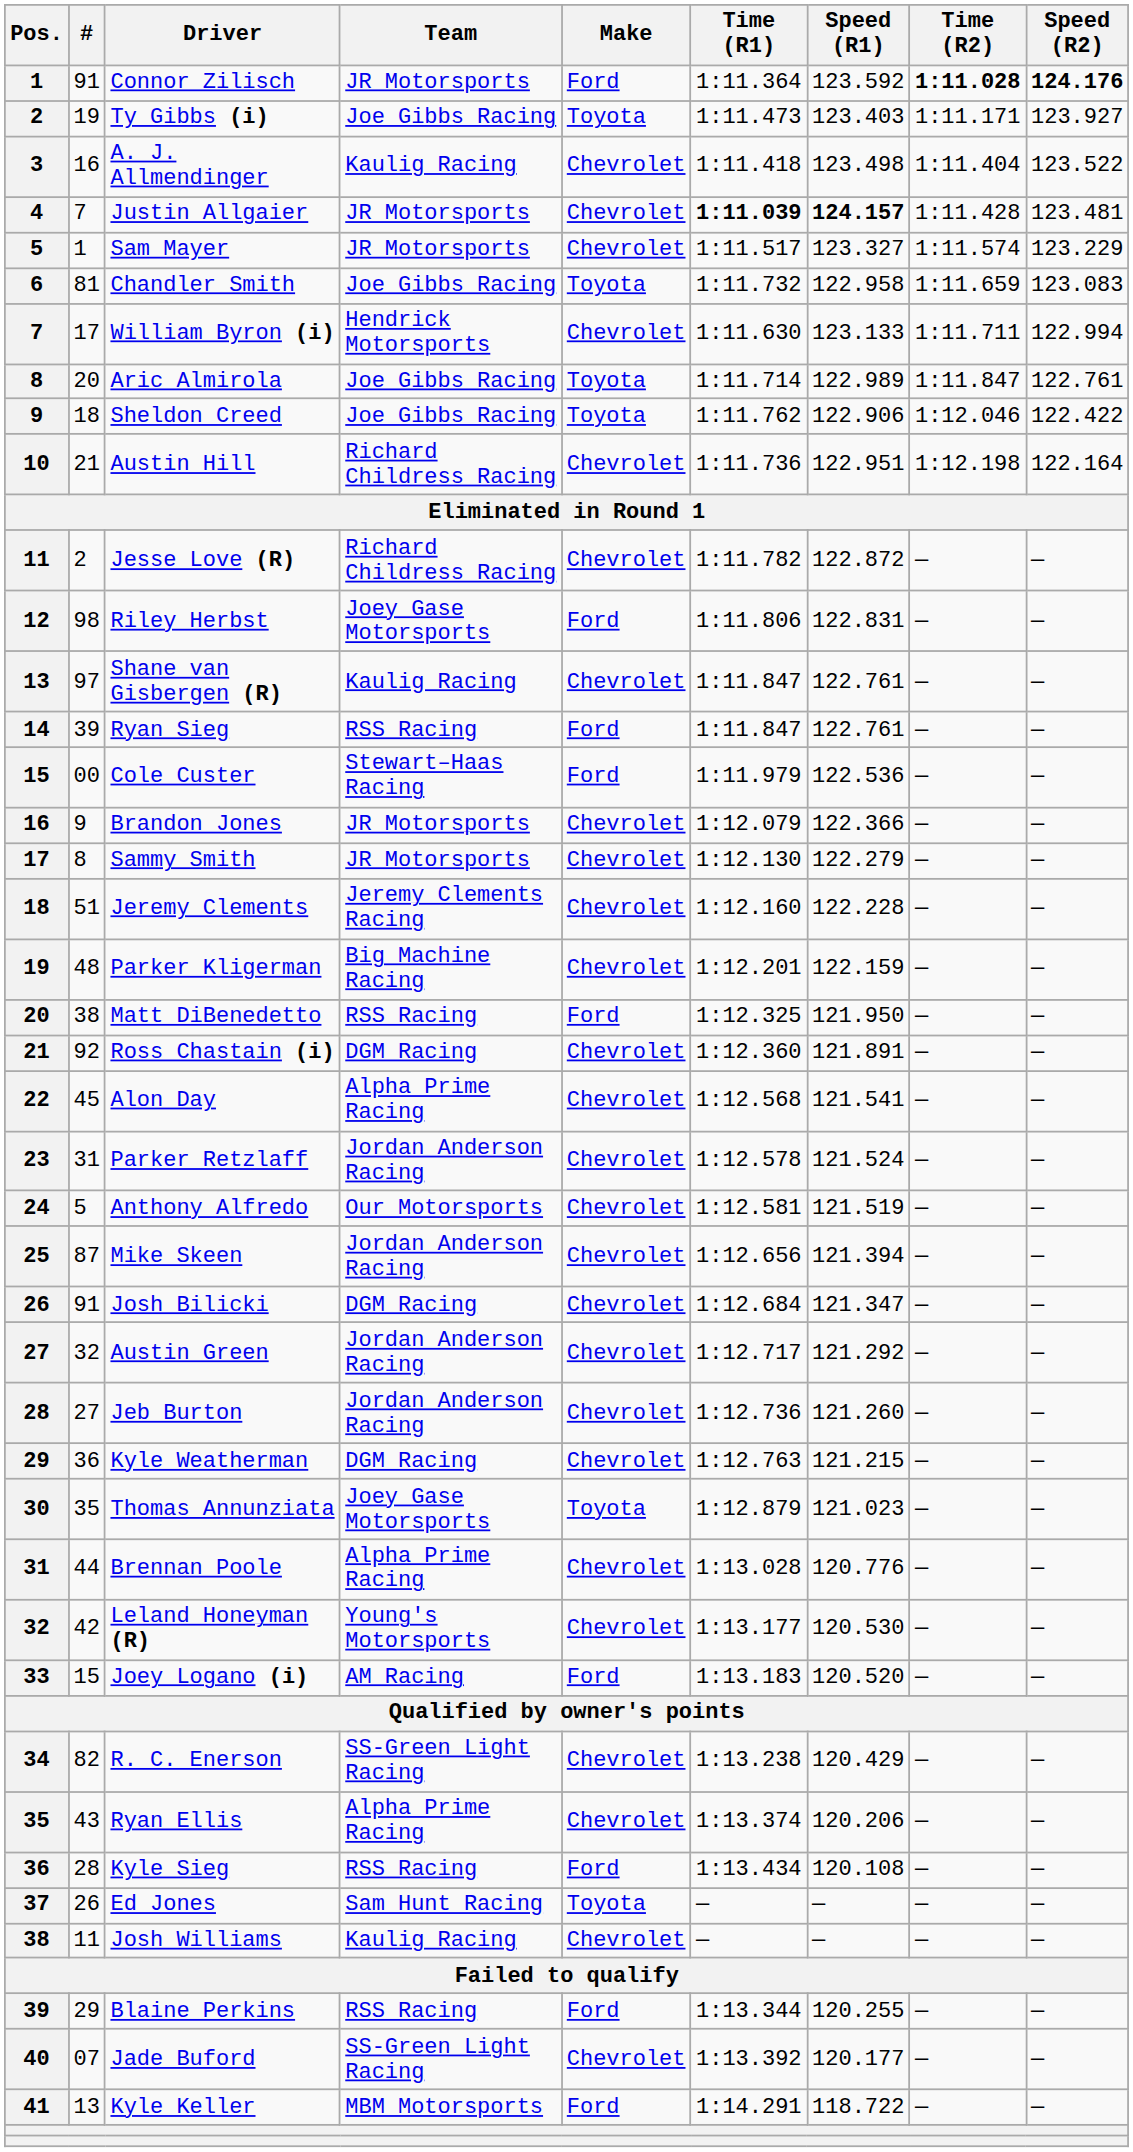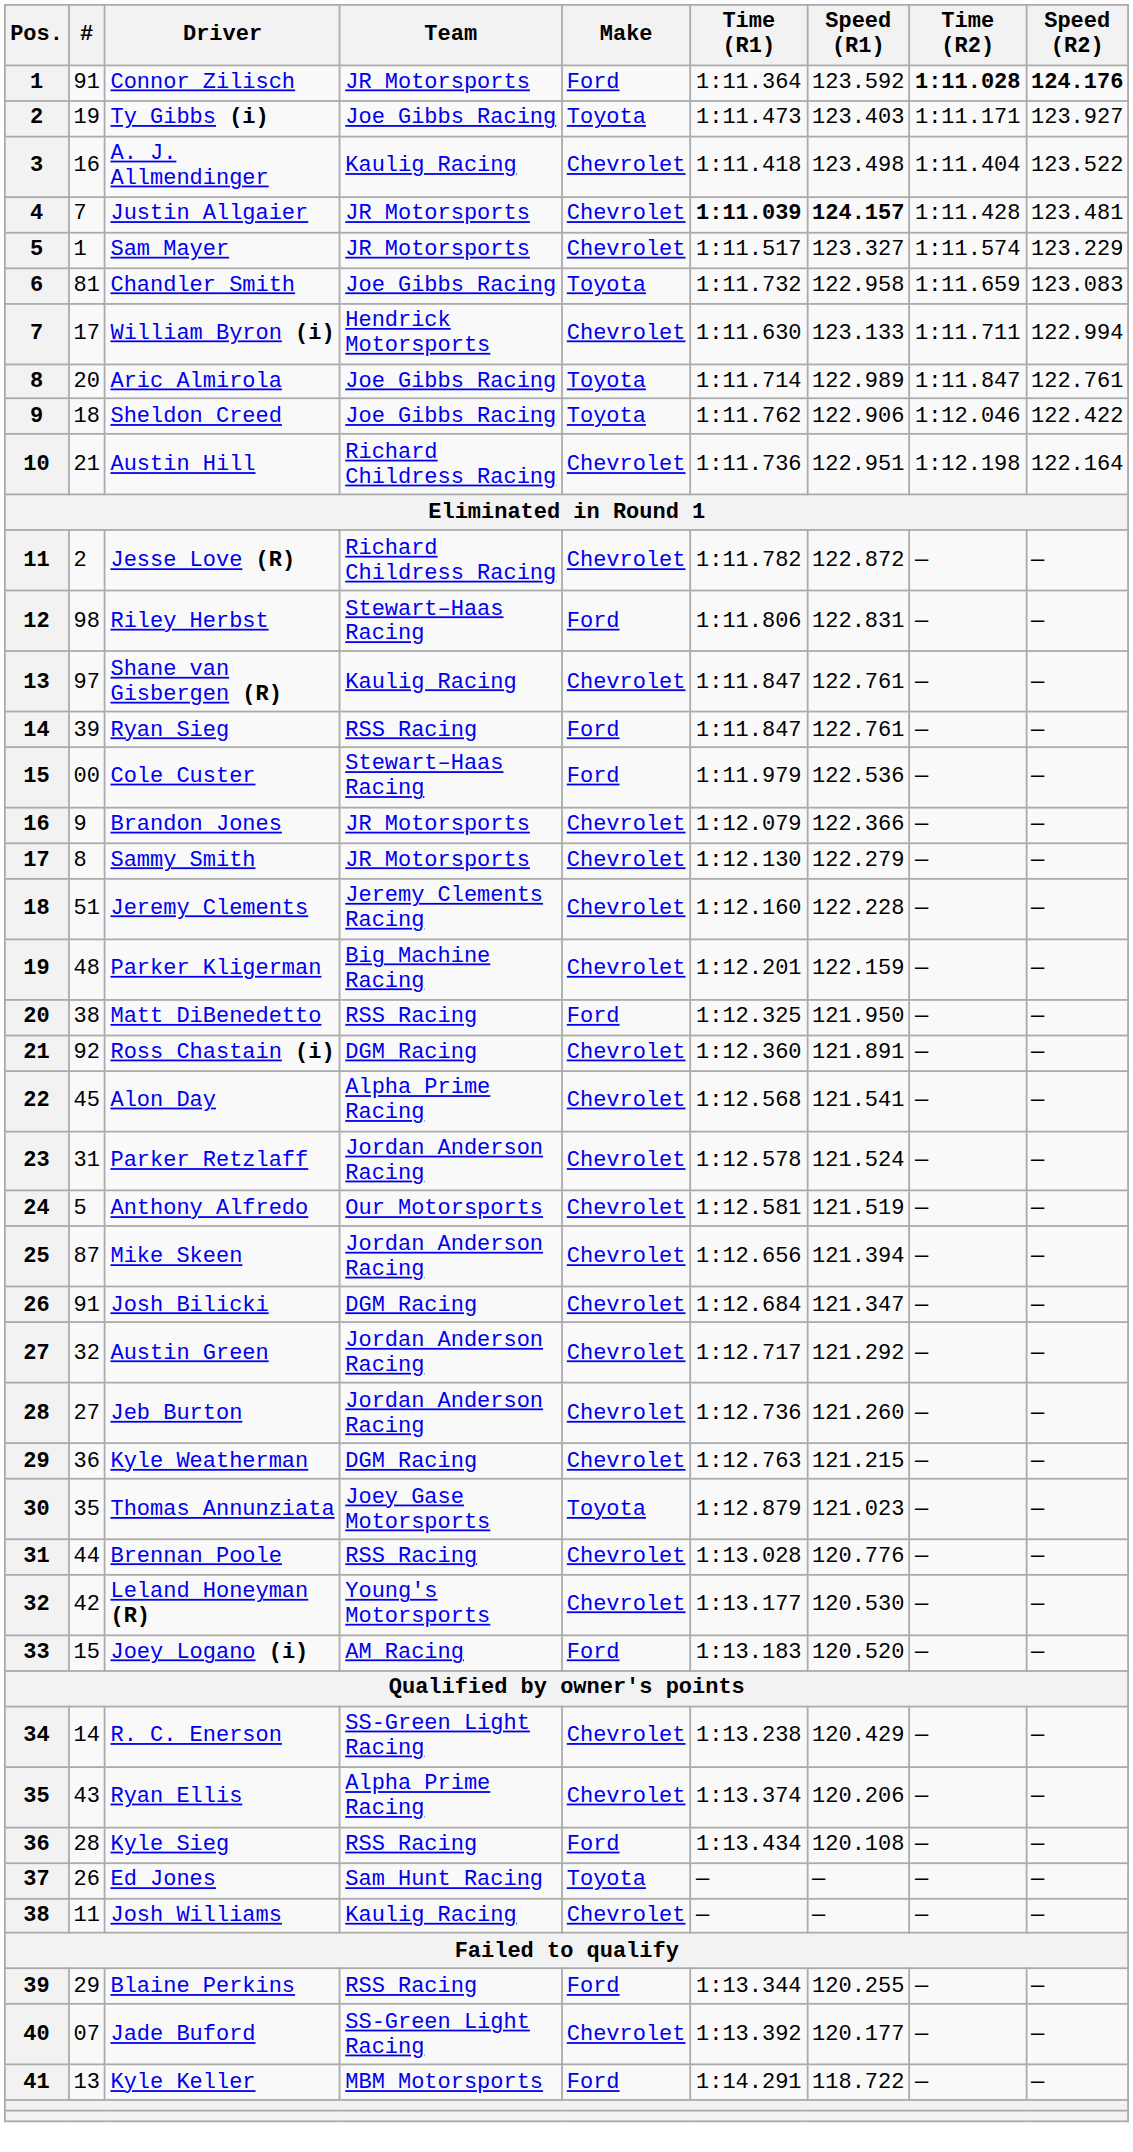(418, 621) Joey Gase Motorsports -> (424, 621) Stewart–Haas Racing
(418, 1570) Alpha Prime Racing -> (411, 1557) RSS Racing
(87, 1762) 82 -> (87, 1737) 14
